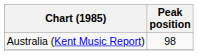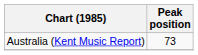(170, 41) 98 -> (170, 41) 73
